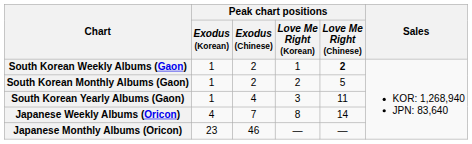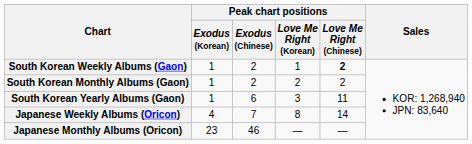(343, 83) 5 -> (343, 83) 2
(254, 99) 4 -> (254, 99) 6
